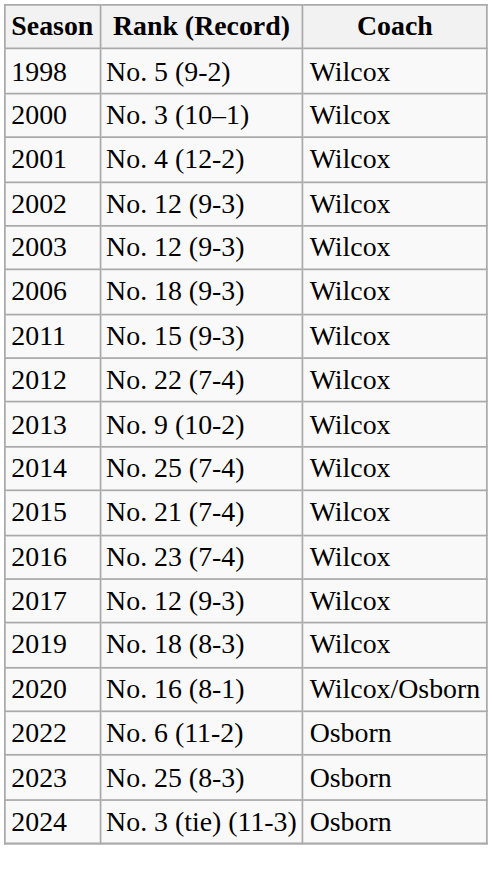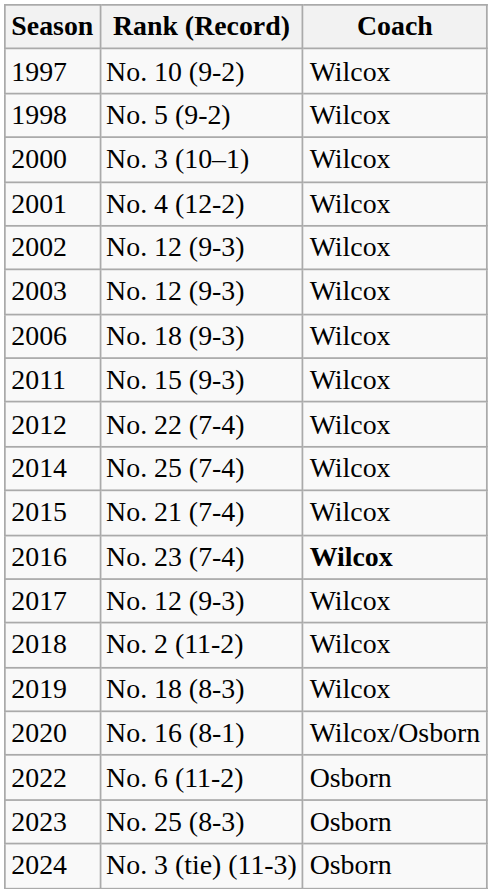+ row: (39, 70)
- row: (39, 423)
(350, 556) normal -> (351, 556) bold
+ row: (39, 644)
